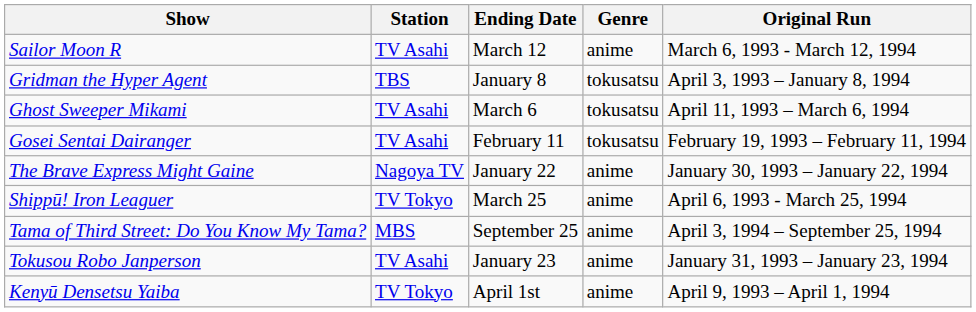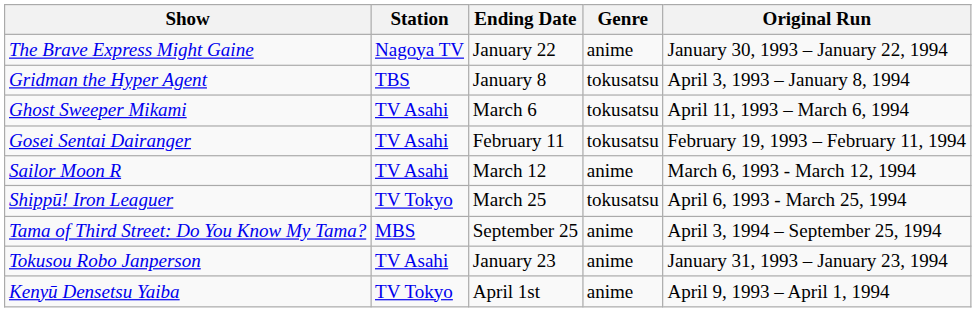rows swapped: (131, 170) <-> (65, 49)
(610, 200) anime -> (623, 200) tokusatsu
